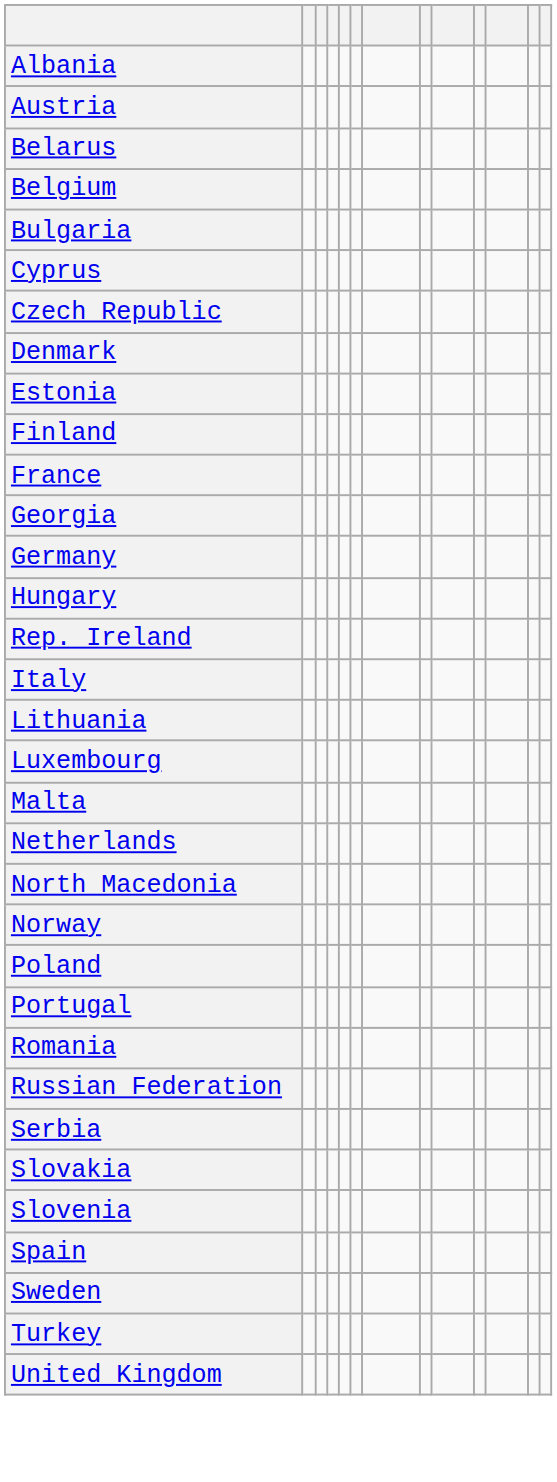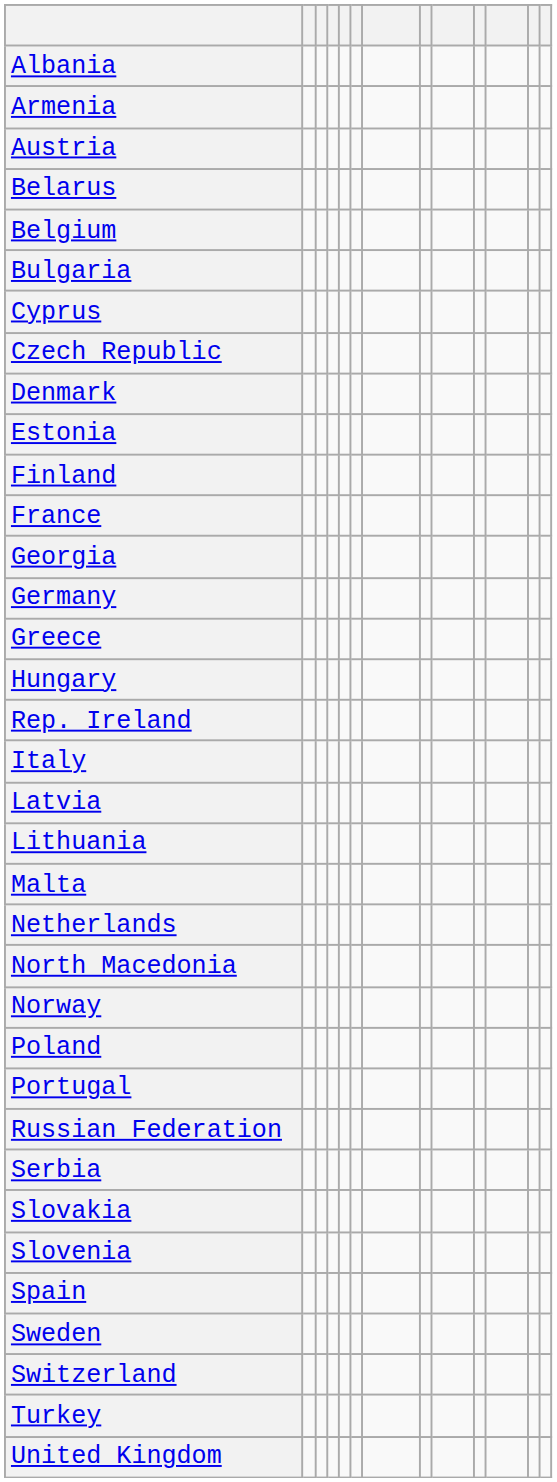+ row: (64, 107)
+ row: (56, 639)
+ row: (56, 802)
- row: (86, 761)
- row: (64, 1048)
+ row: (94, 1375)
